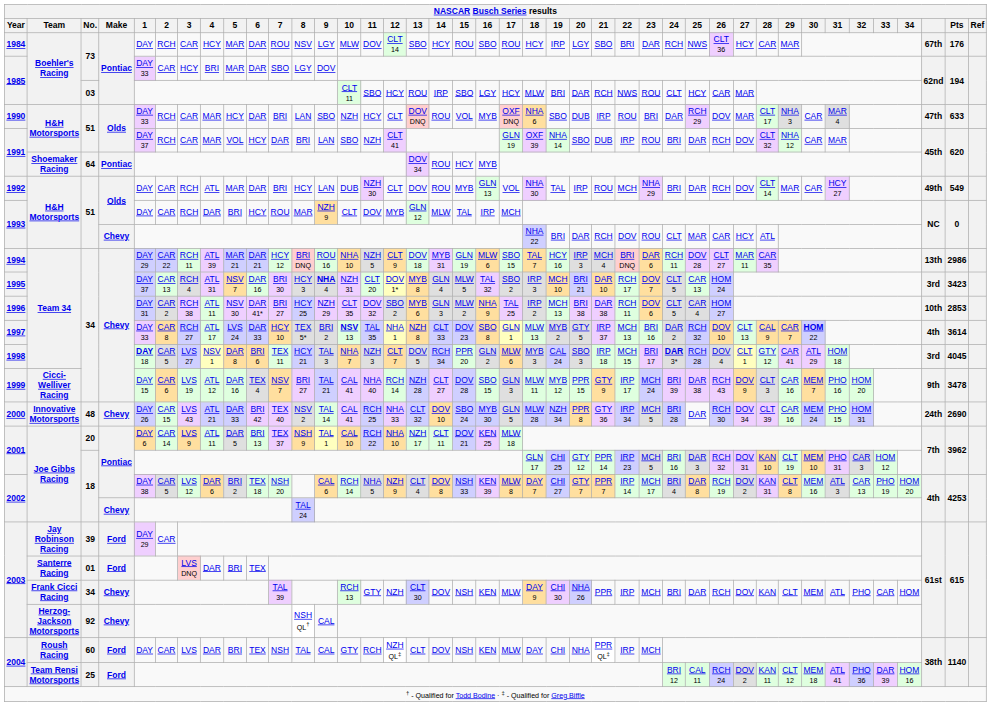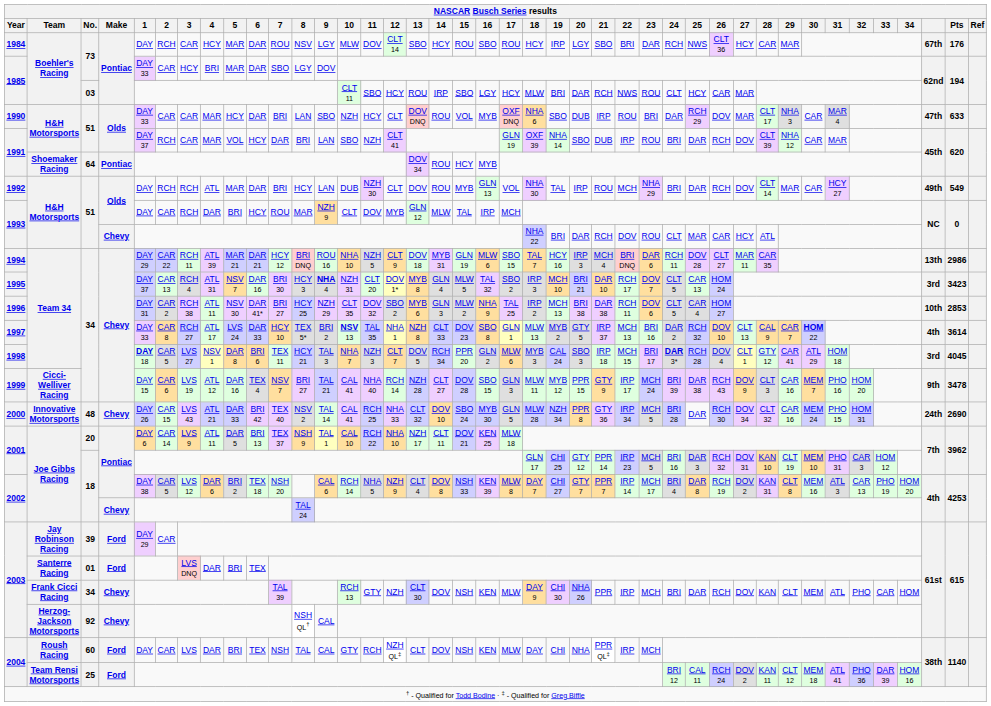(167, 116) RCH -> (167, 116) CAR
(767, 140) CLT 32 -> (767, 140) CLT 39
(167, 188) CAR -> (167, 188) RCH
(767, 414) CLT 39 -> (767, 414) CLT 32
